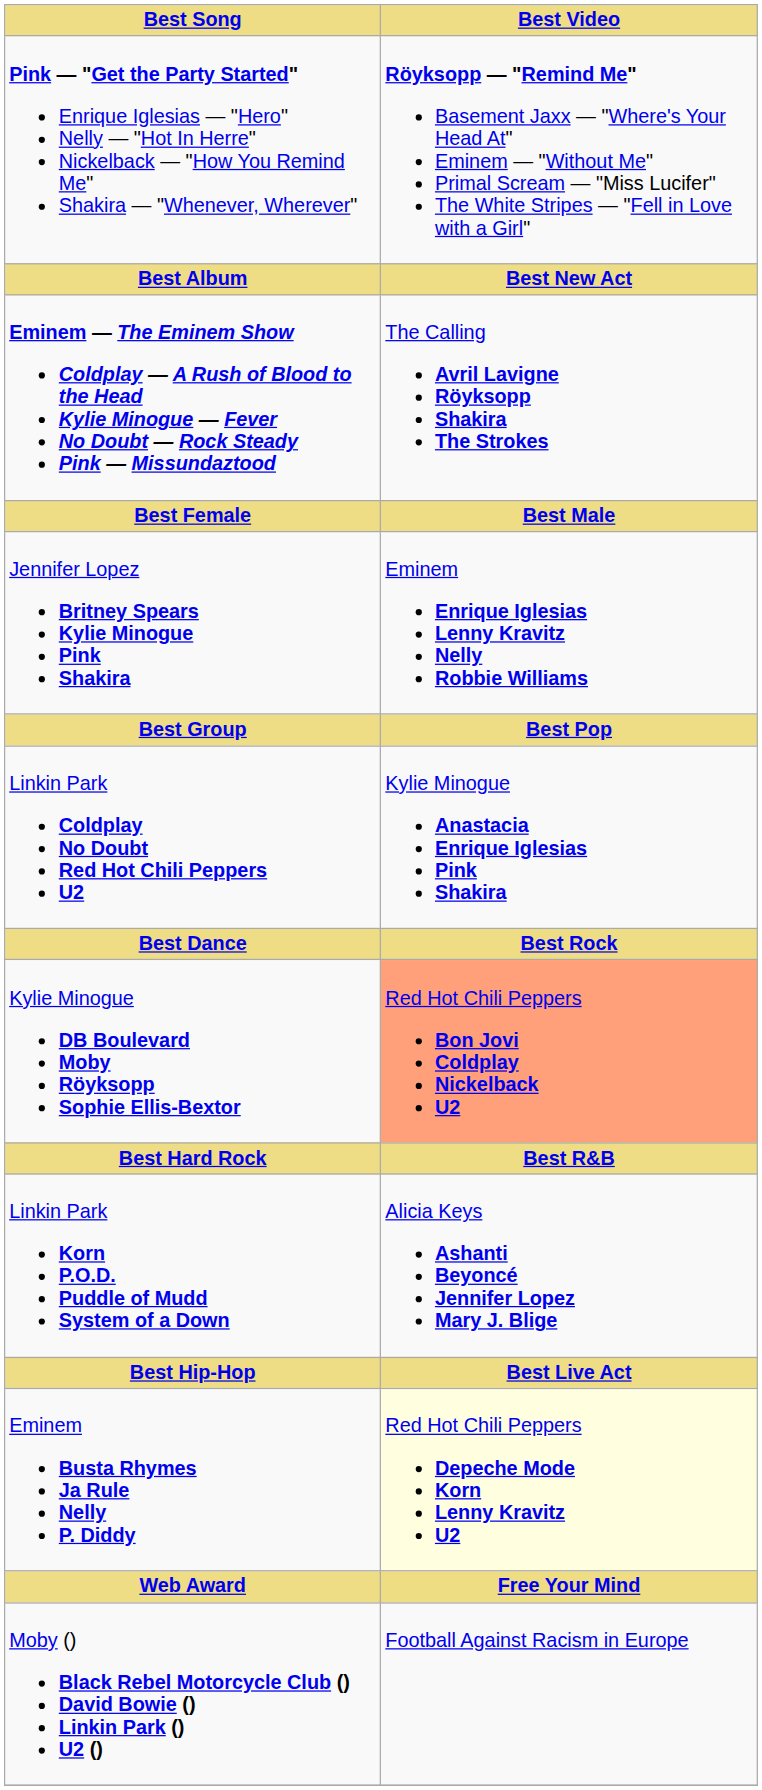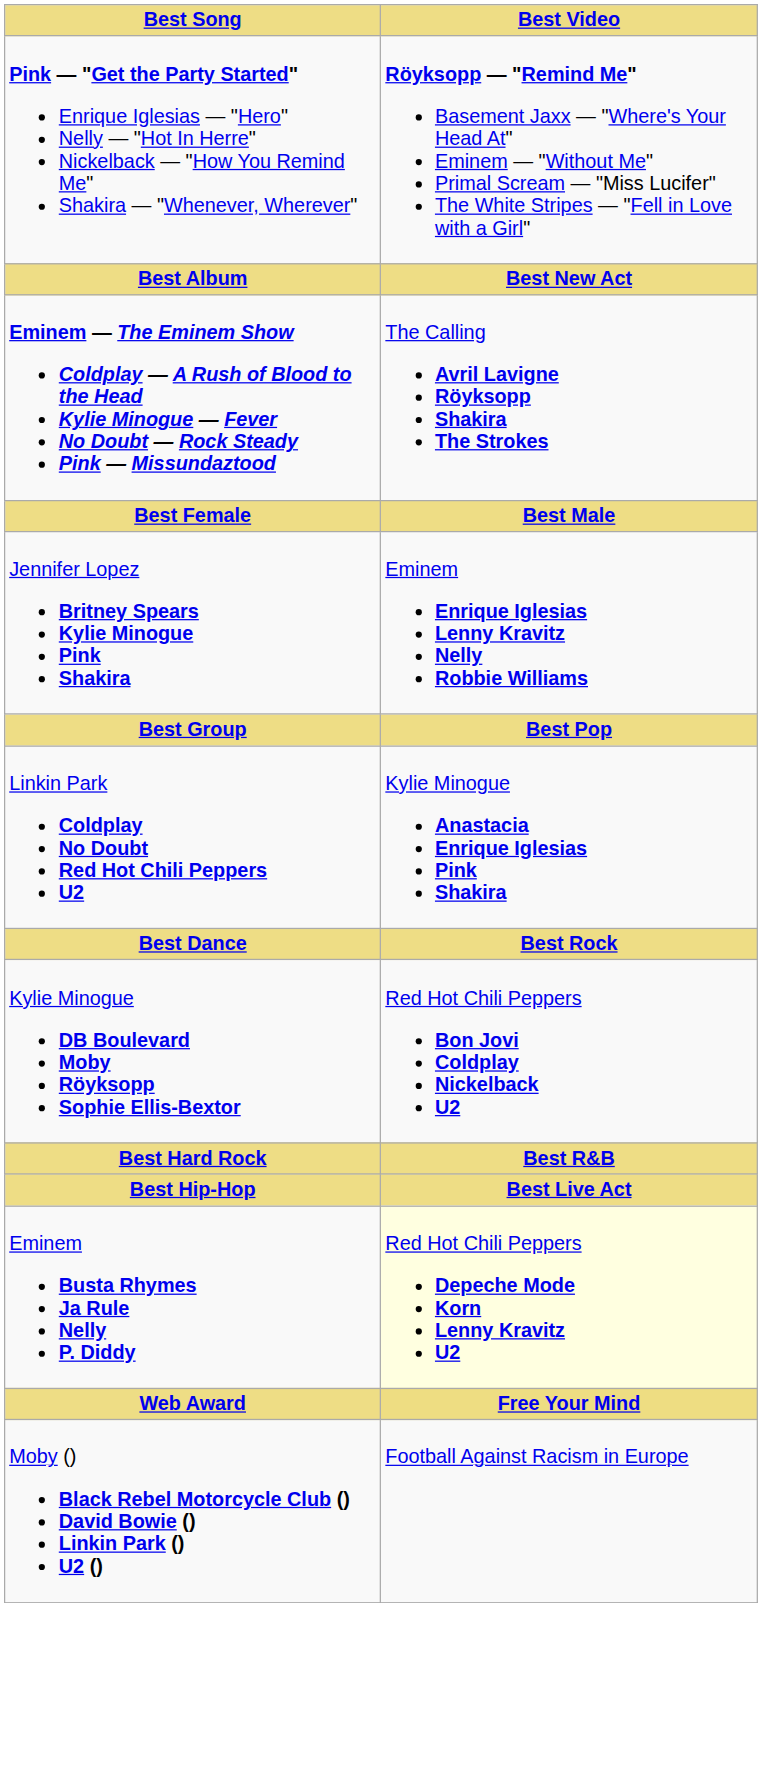(569, 1052) lightsalmon background -> (569, 1052) no background
- row: (193, 1267)
